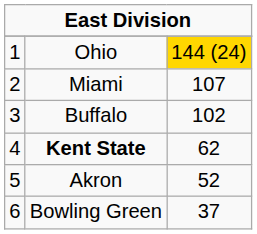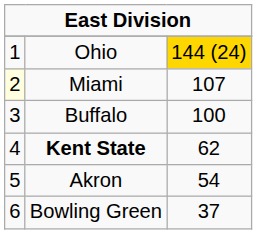(15, 84) no background -> (15, 84) lightyellow background
(209, 116) 102 -> (209, 116) 100
(209, 180) 52 -> (209, 180) 54
